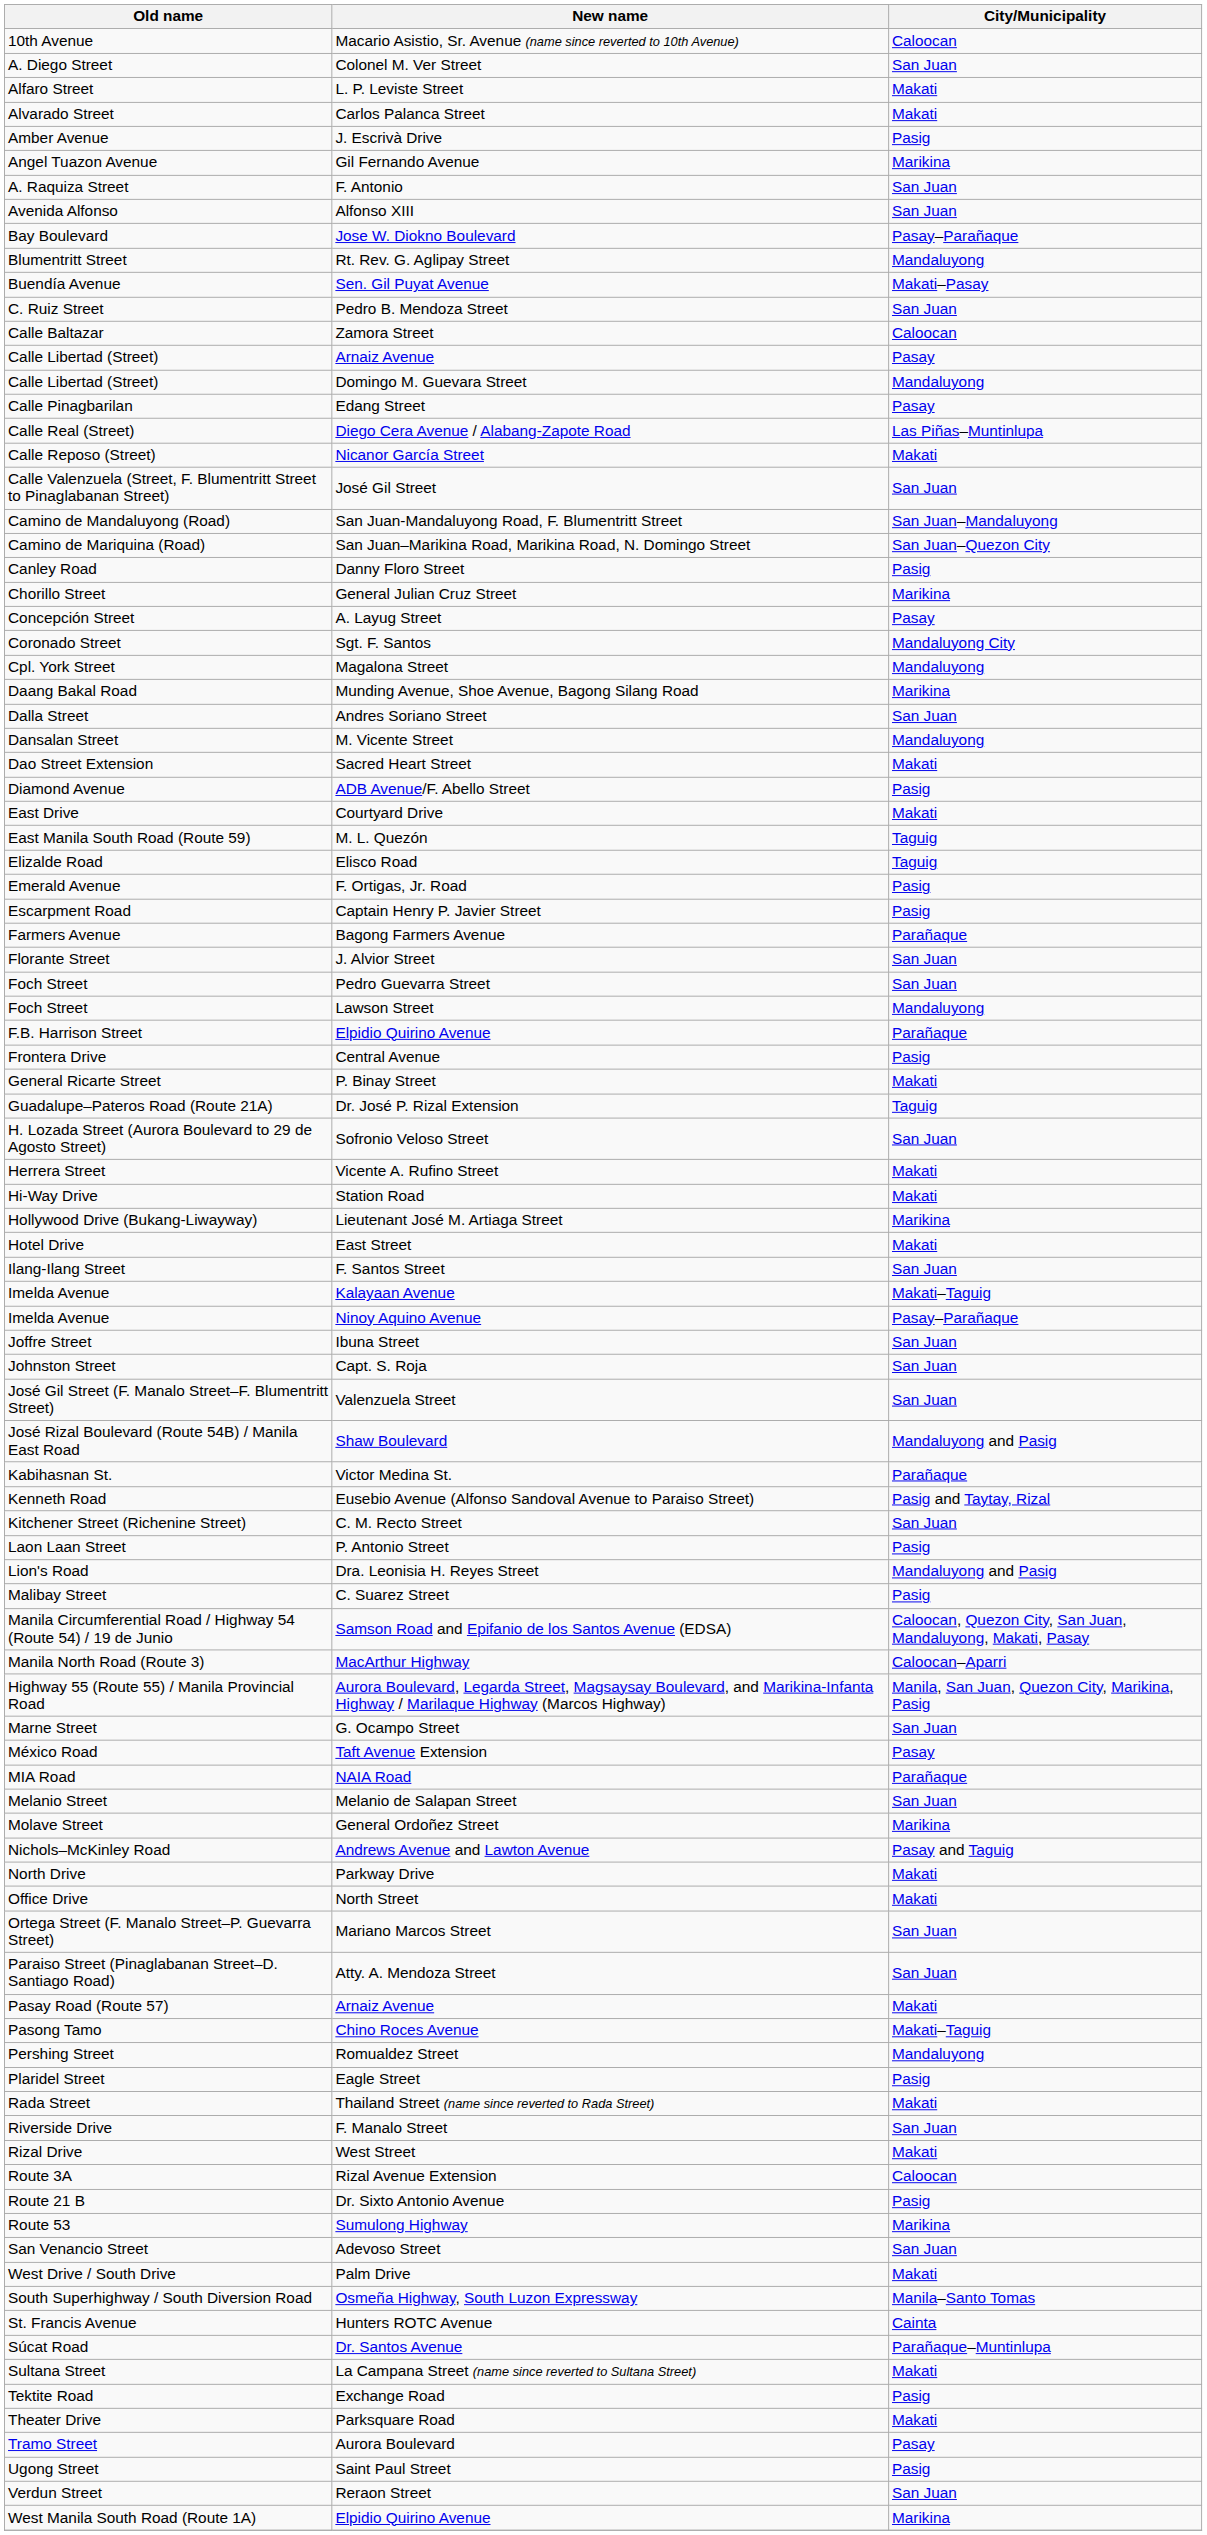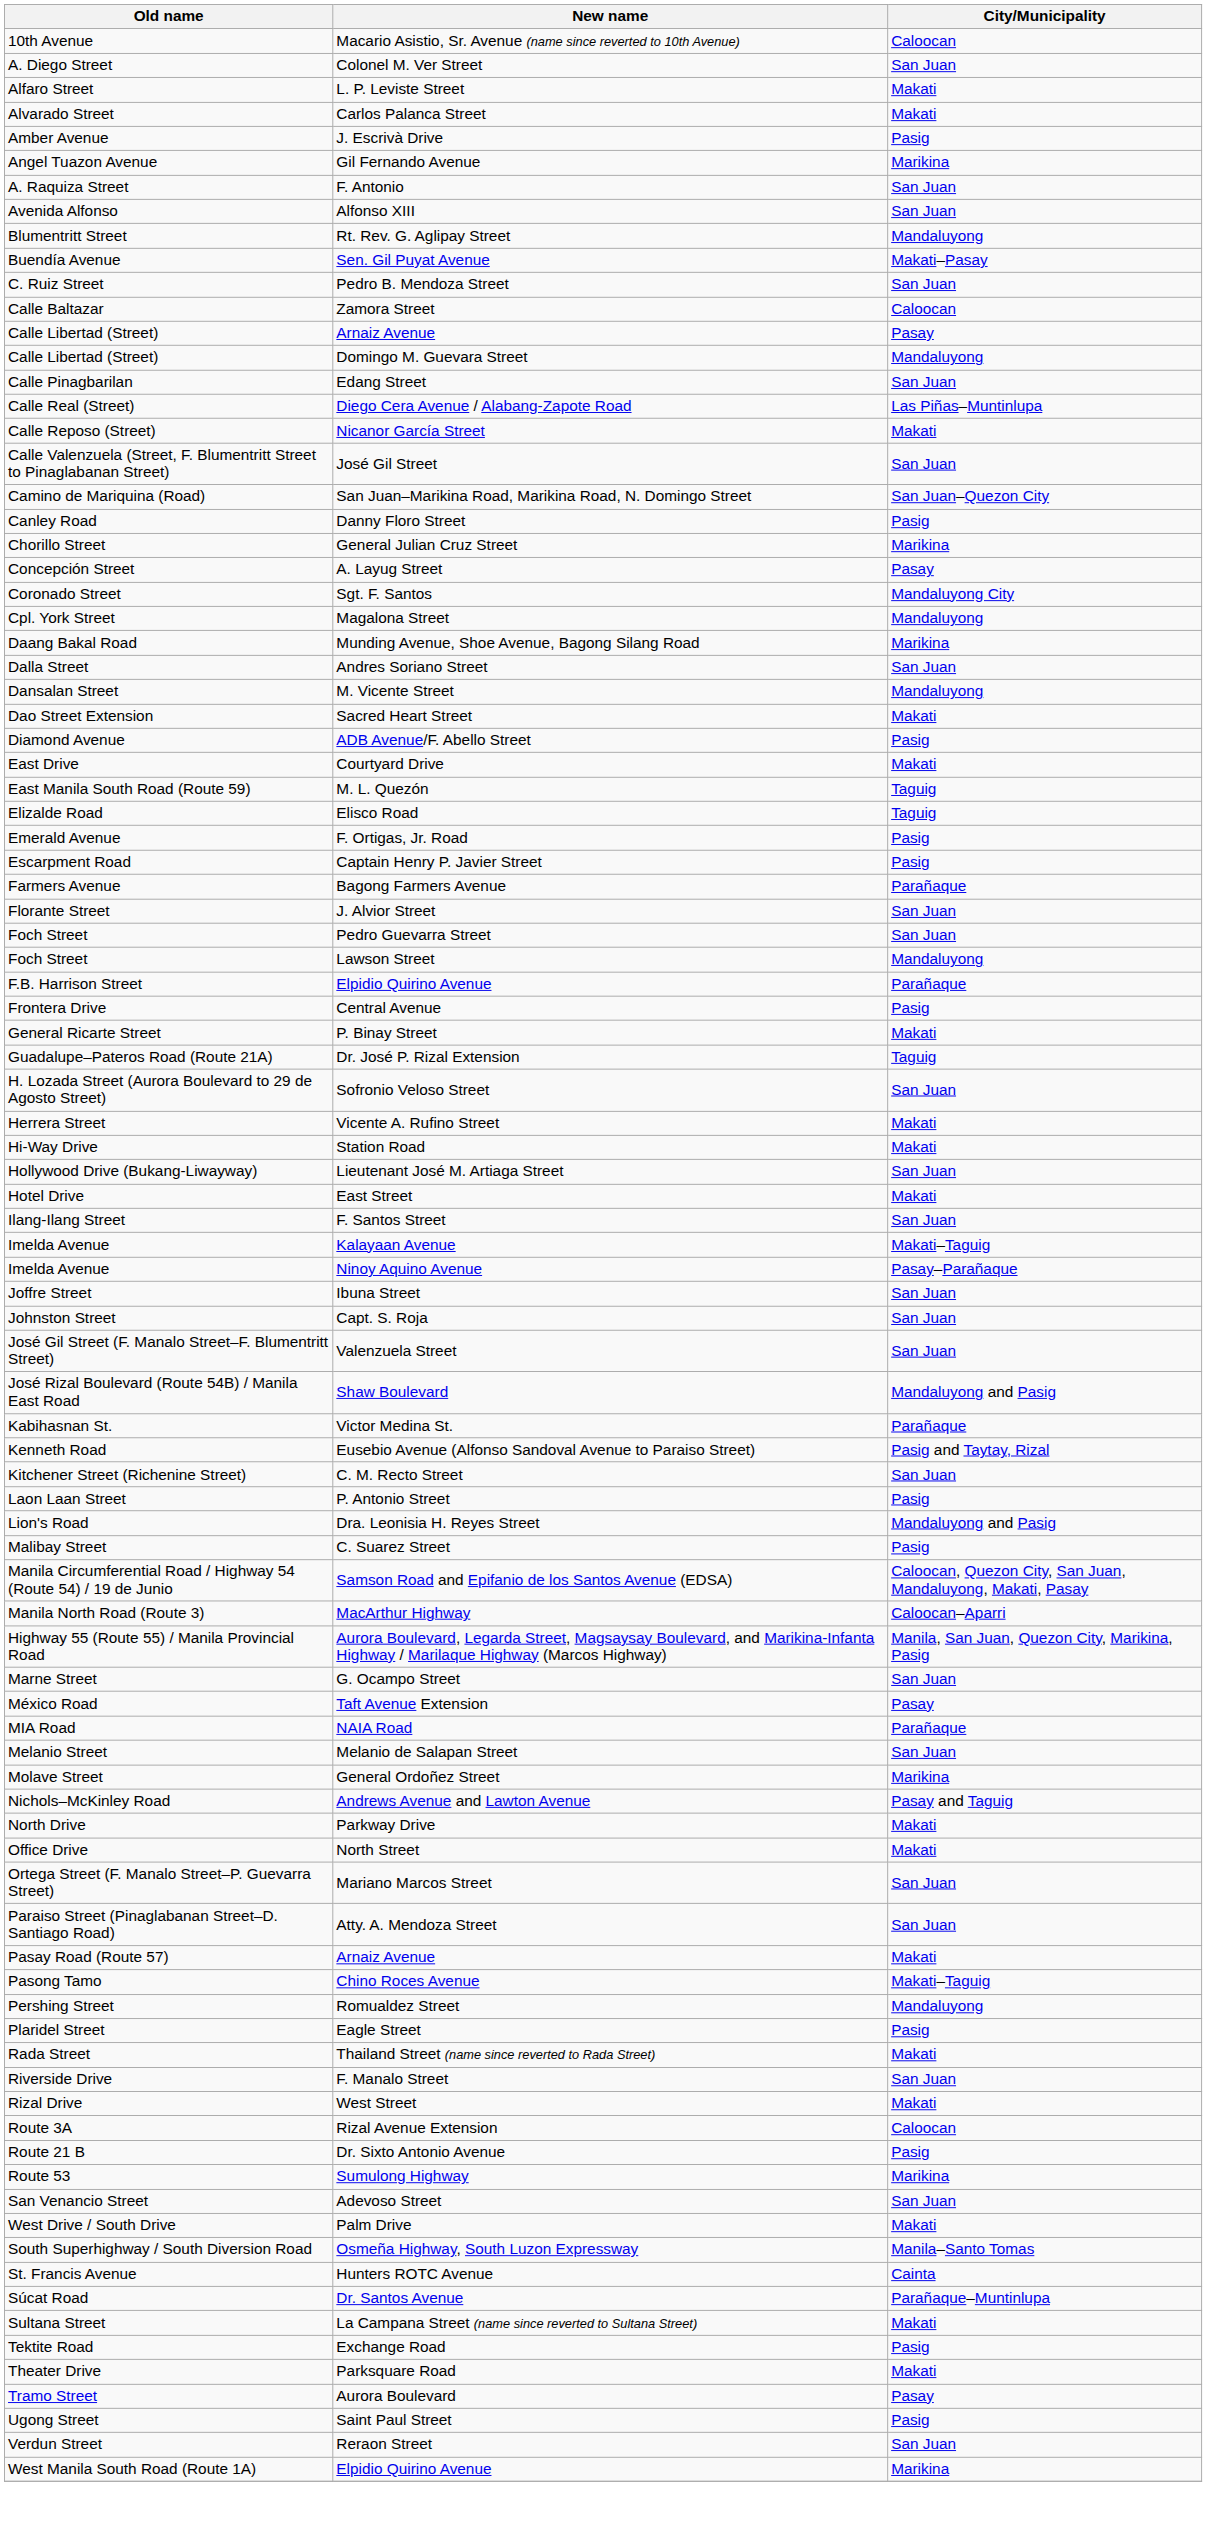- row: (58, 235)
(913, 406) Pasay -> (924, 382) San Juan
- row: (119, 521)
(921, 1220) Marikina -> (924, 1171) San Juan
